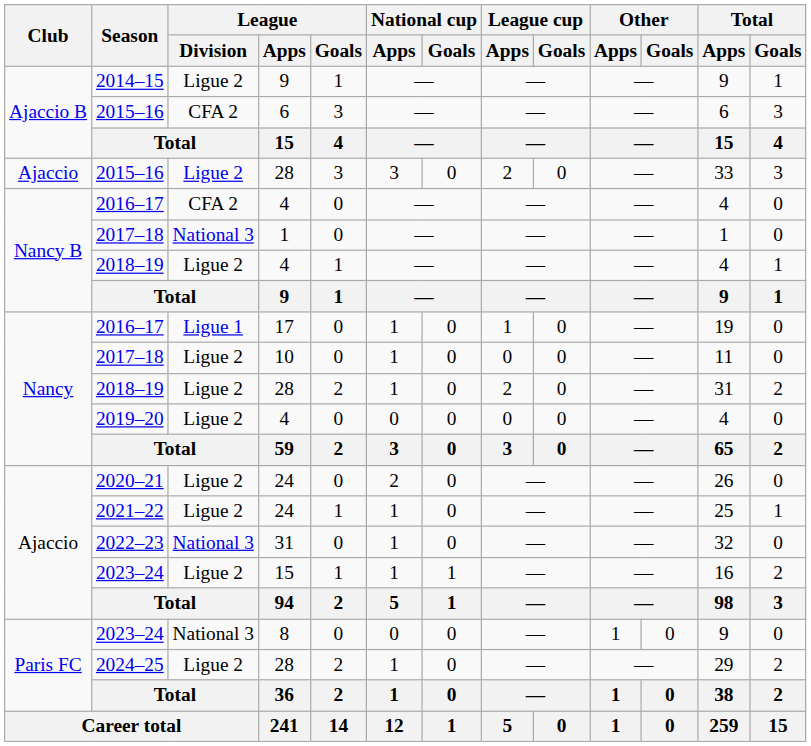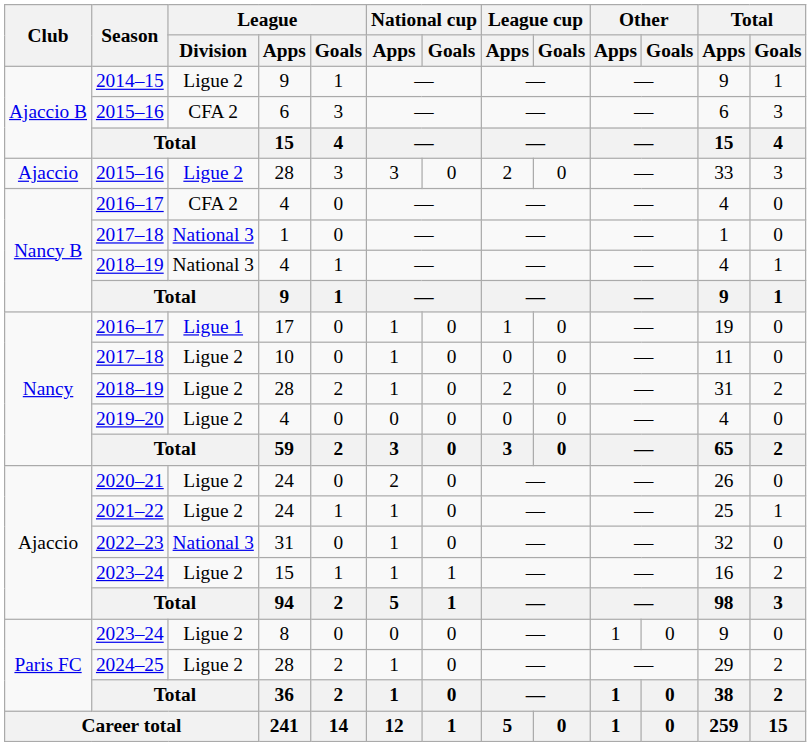(213, 265) Ligue 2 -> (213, 265) National 3
(213, 633) National 3 -> (213, 633) Ligue 2
